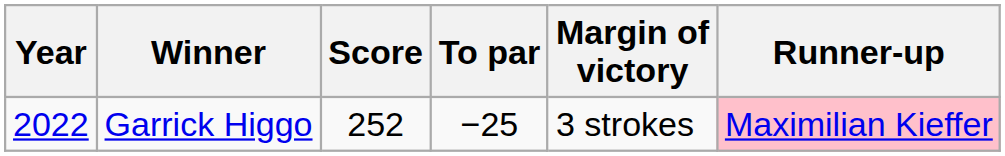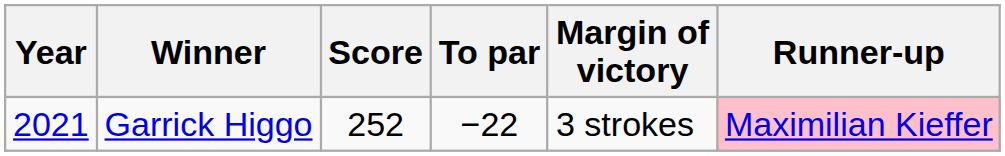(51, 124) 2022 -> (51, 124) 2021
(489, 124) −25 -> (489, 124) −22
